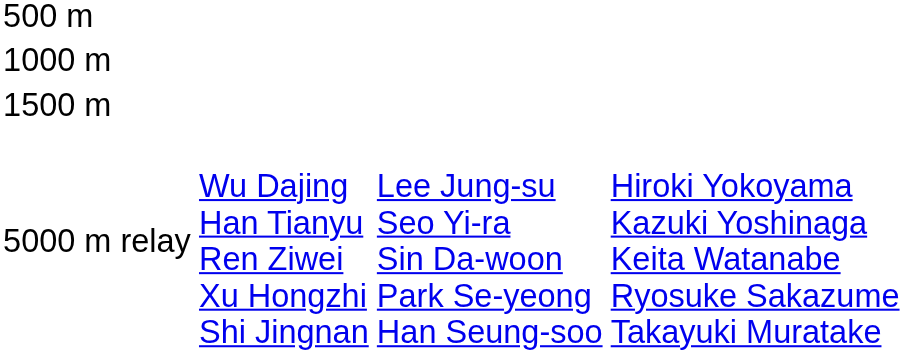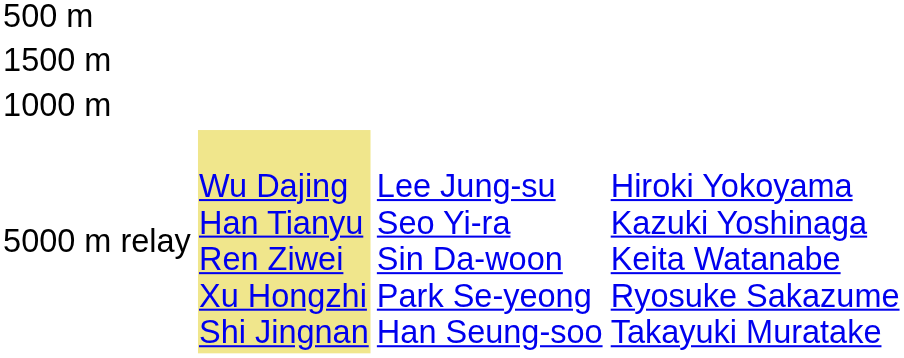rows swapped: (57, 60) <-> (57, 105)
(284, 259) no background -> (284, 259) khaki background
